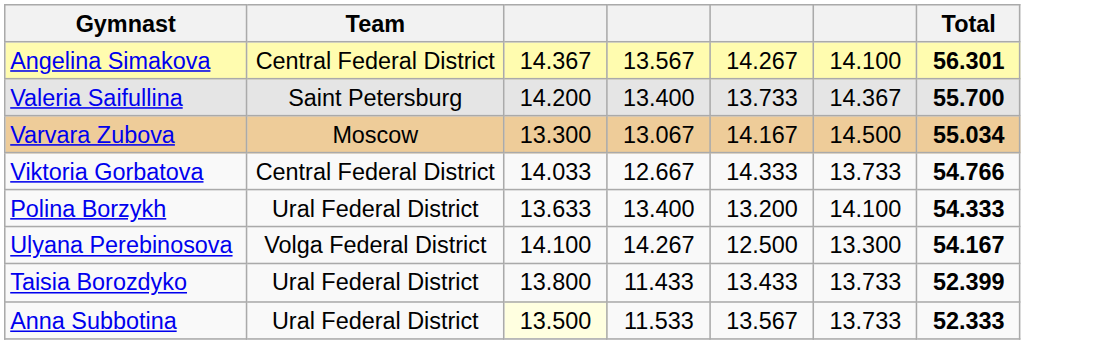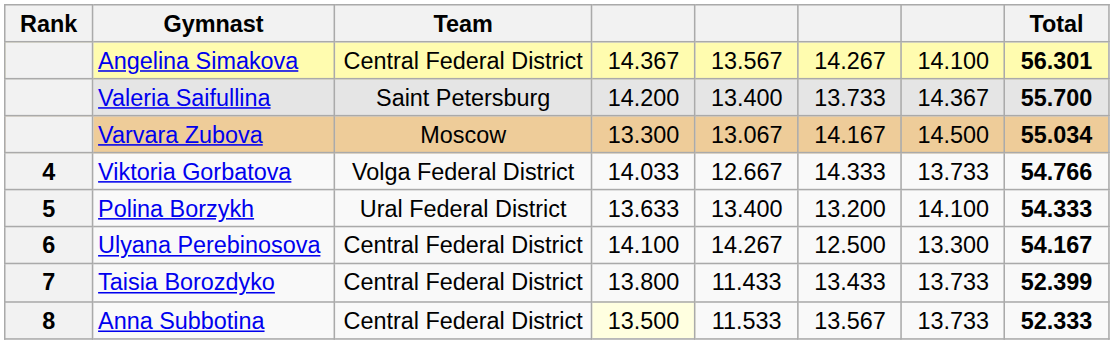+ column: (49, 23)
(375, 172) Central Federal District -> (463, 172) Volga Federal District
(375, 246) Volga Federal District -> (463, 246) Central Federal District
(375, 283) Ural Federal District -> (463, 283) Central Federal District
(375, 320) Ural Federal District -> (463, 320) Central Federal District
